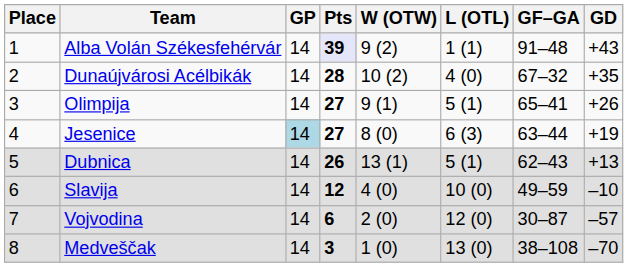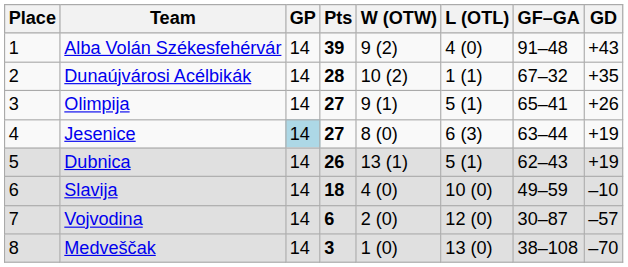(334, 47) lavender background -> (334, 47) no background
(464, 47) 1 (1) -> (464, 47) 4 (0)
(464, 76) 4 (0) -> (464, 76) 1 (1)
(604, 162) +13 -> (604, 162) +19
(334, 190) 12 -> (334, 190) 18
